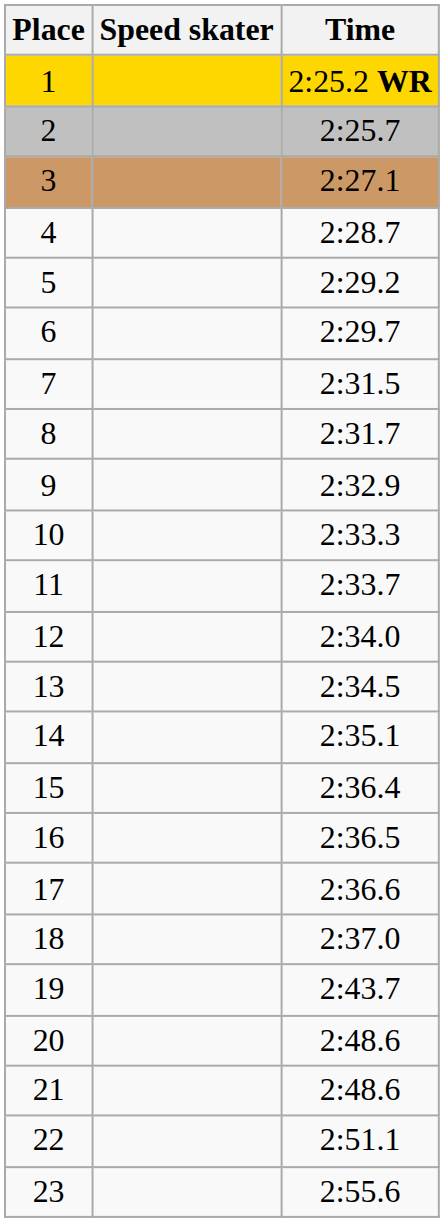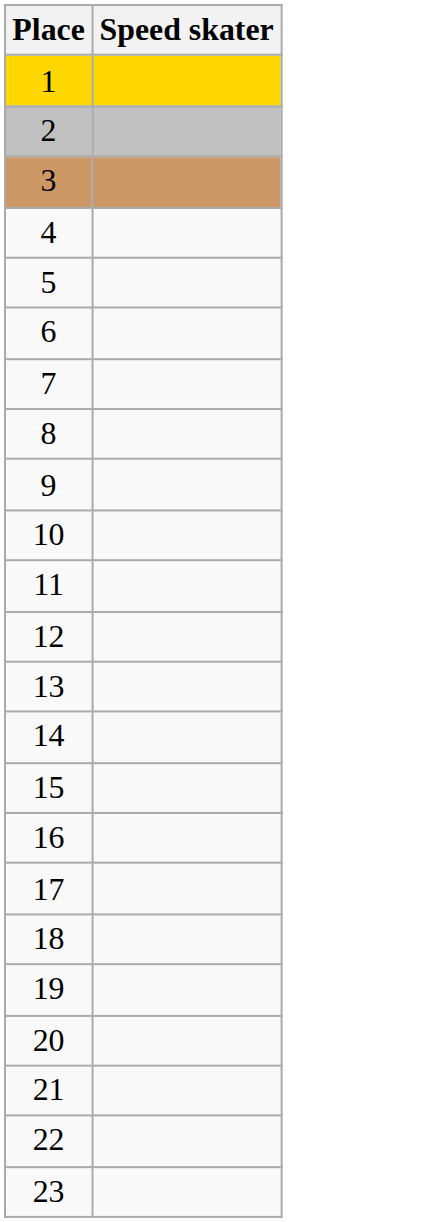- column: (360, 29)
